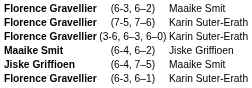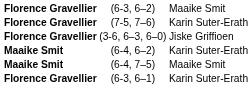(209, 37) Karin Suter-Erath -> (201, 37) Jiske Griffioen
(201, 51) Jiske Griffioen -> (209, 51) Karin Suter-Erath
(39, 65) Jiske Griffioen -> (34, 65) Maaike Smit
